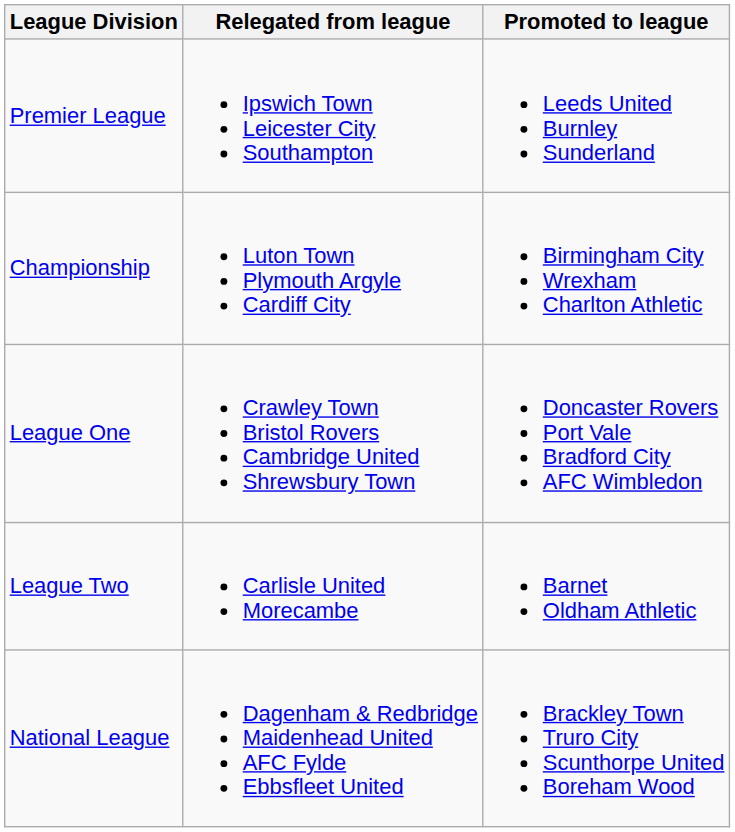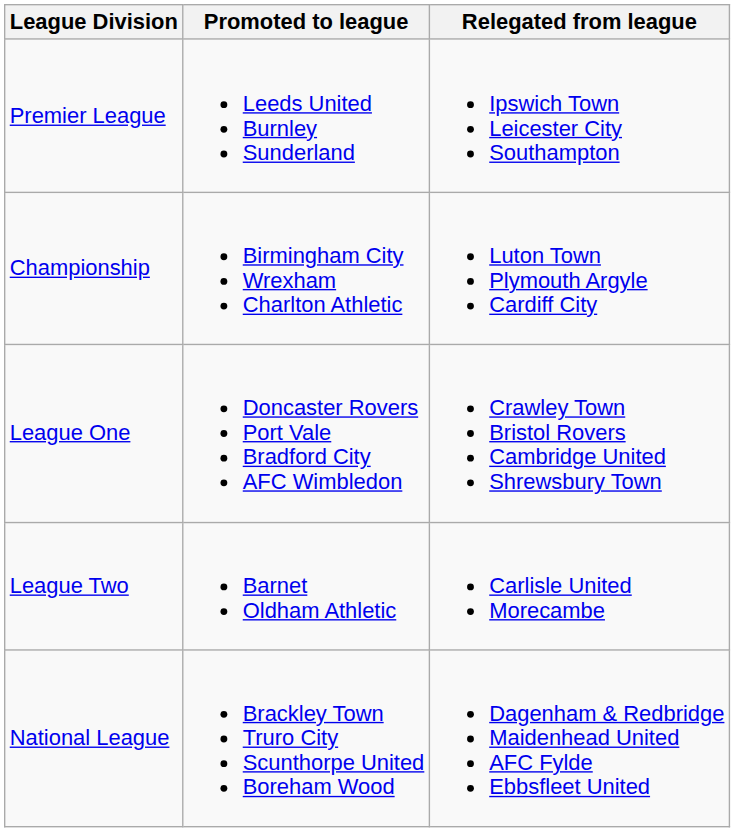columns swapped: (606, 21) <-> (333, 21)
